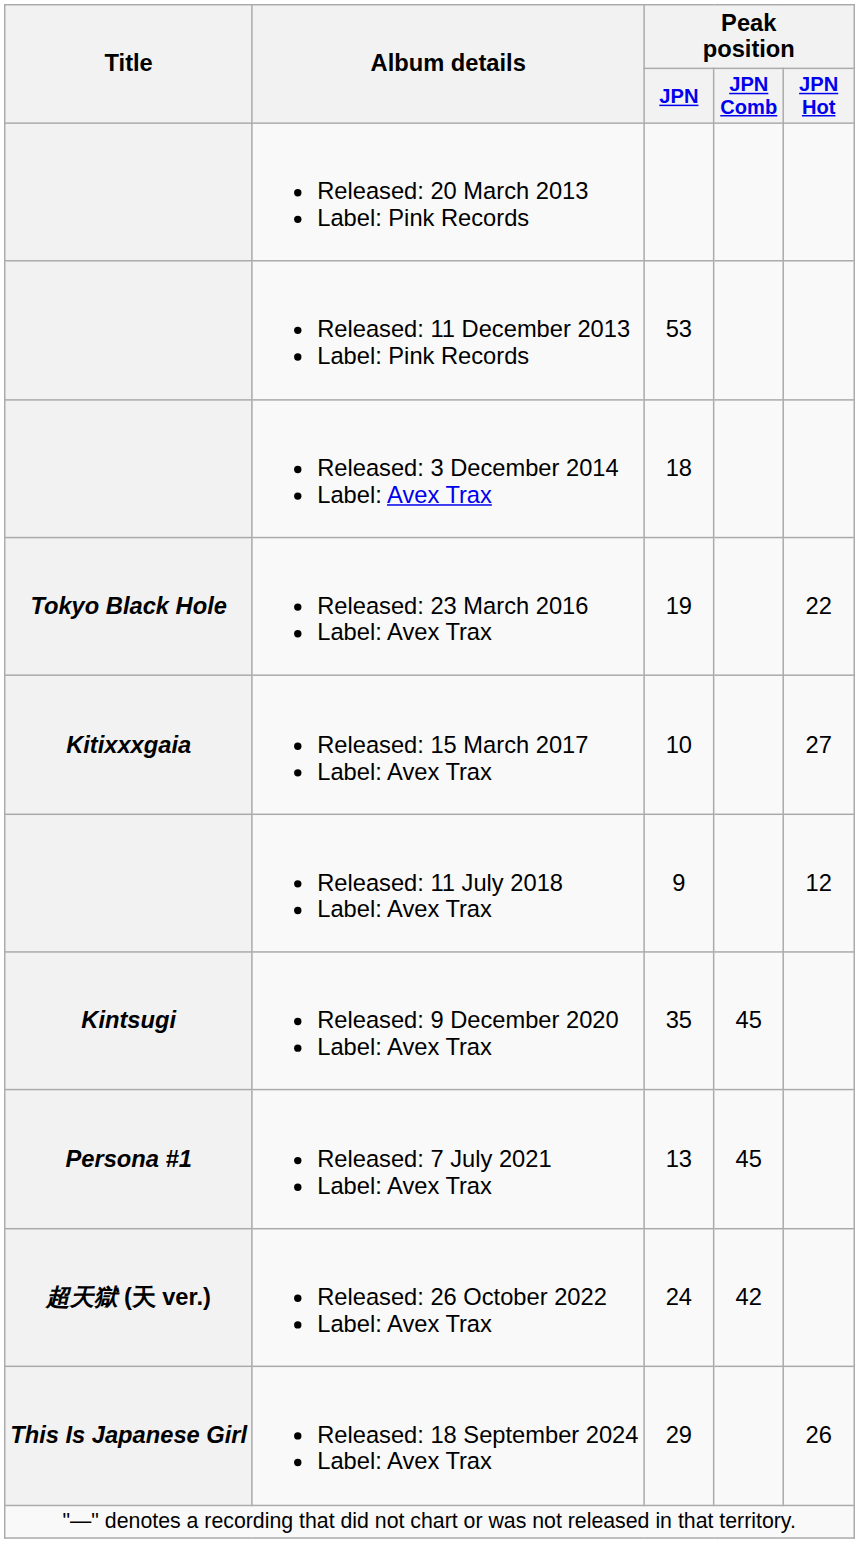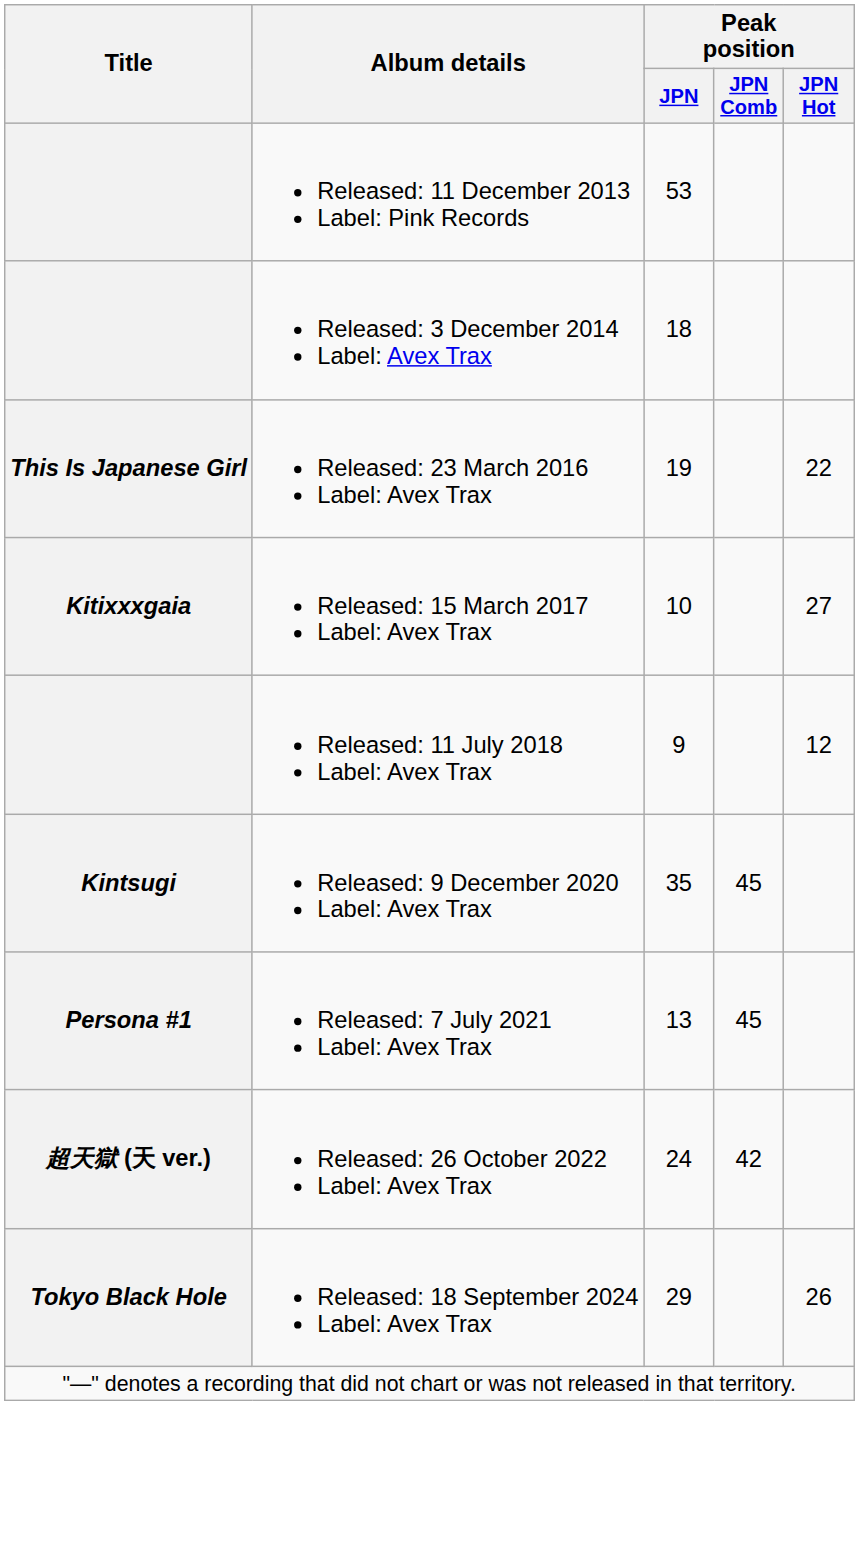- row: (448, 205)
(129, 606) Tokyo Black Hole -> (129, 468) This Is Japanese Girl
(129, 1435) This Is Japanese Girl -> (129, 1297) Tokyo Black Hole
